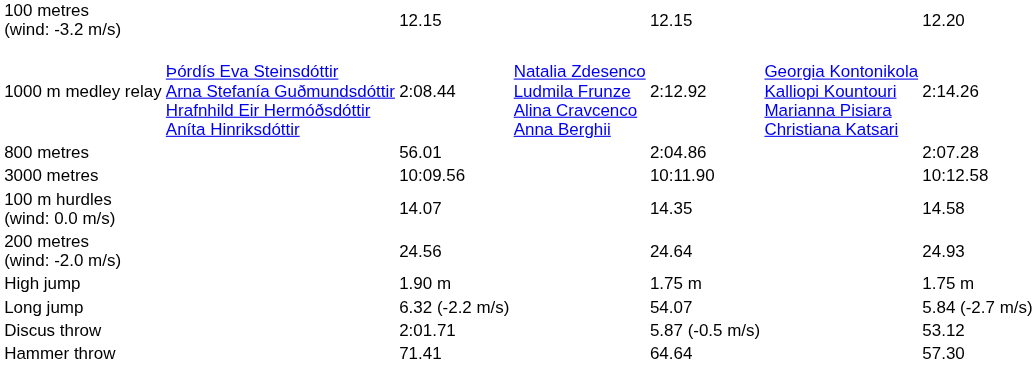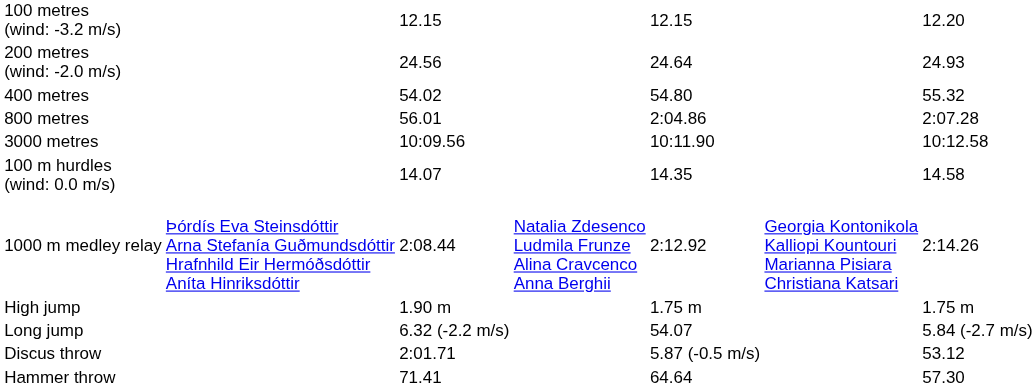rows swapped: (63, 251) <-> (83, 91)
+ row: (47, 95)
